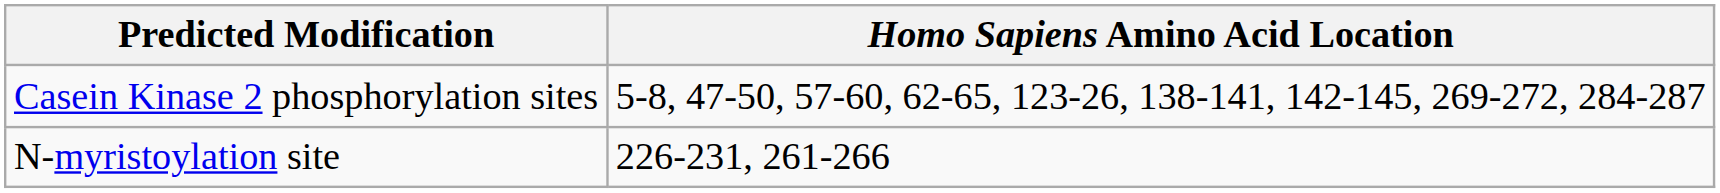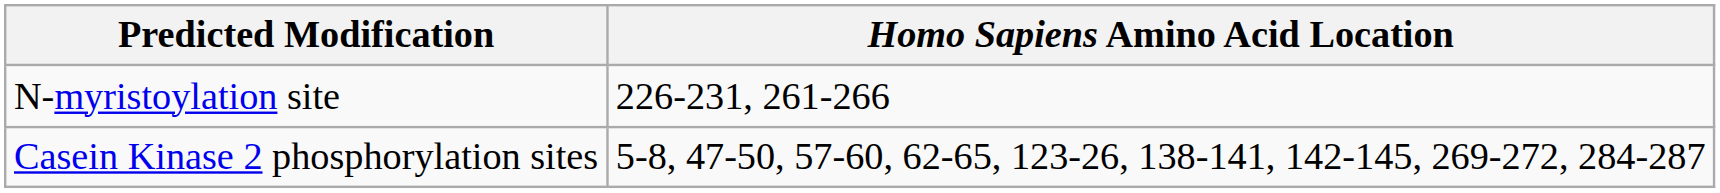rows swapped: (306, 95) <-> (177, 156)
